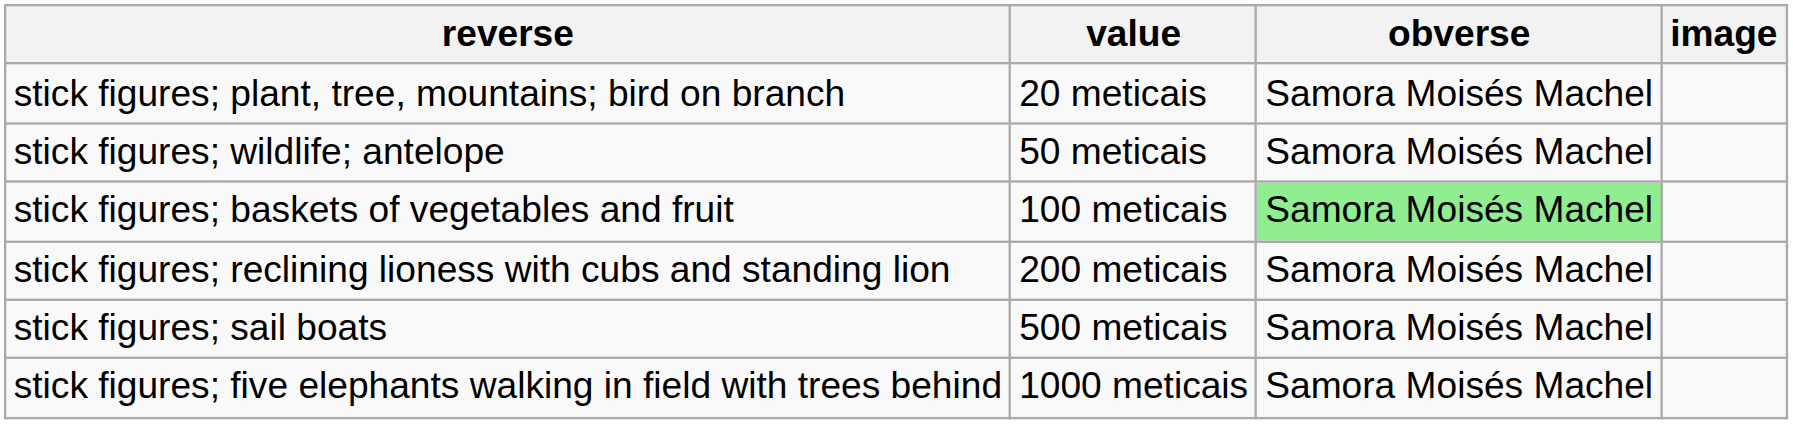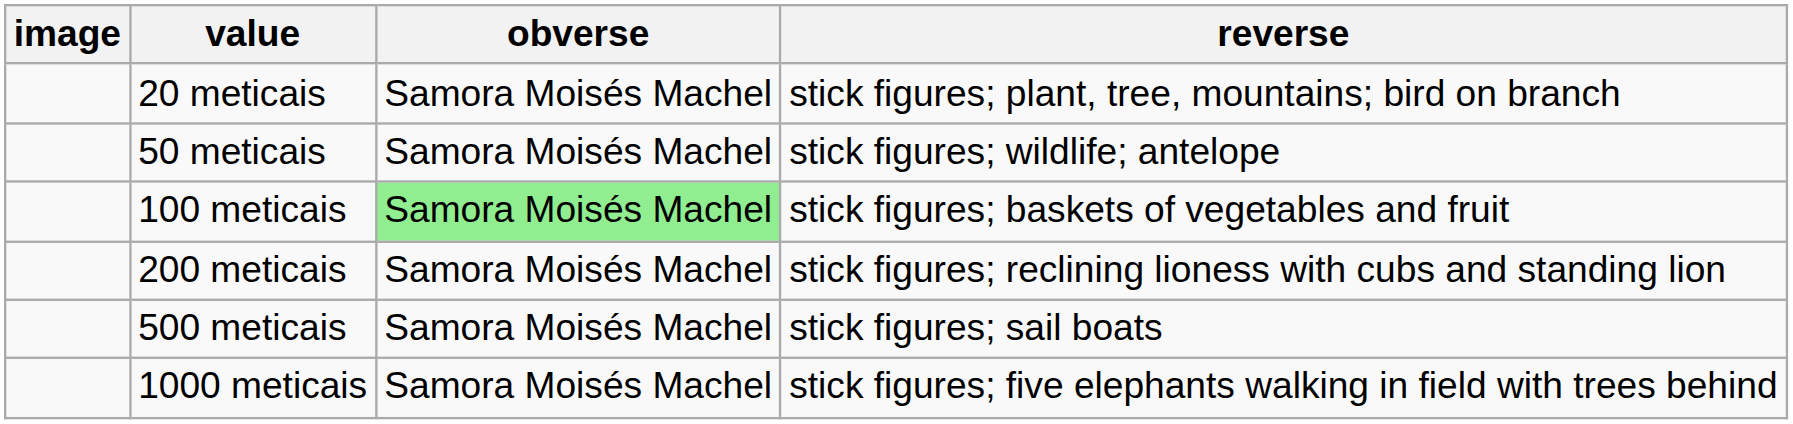columns swapped: (1724, 33) <-> (508, 33)
